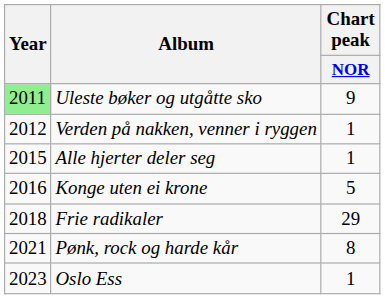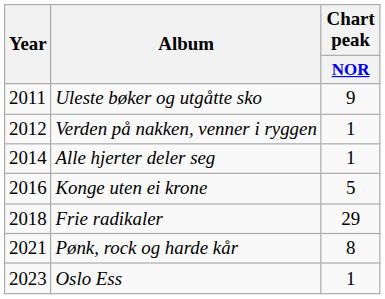(27, 98) lightgreen background -> (27, 98) no background
(28, 158) 2015 -> (28, 158) 2014
